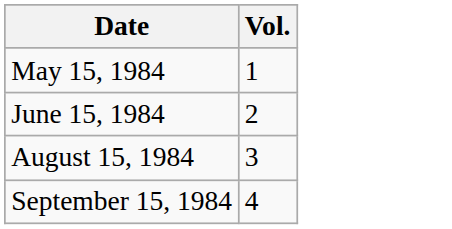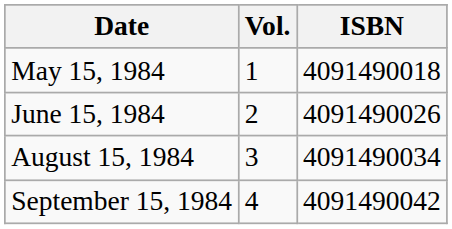+ column: (372, 26)
